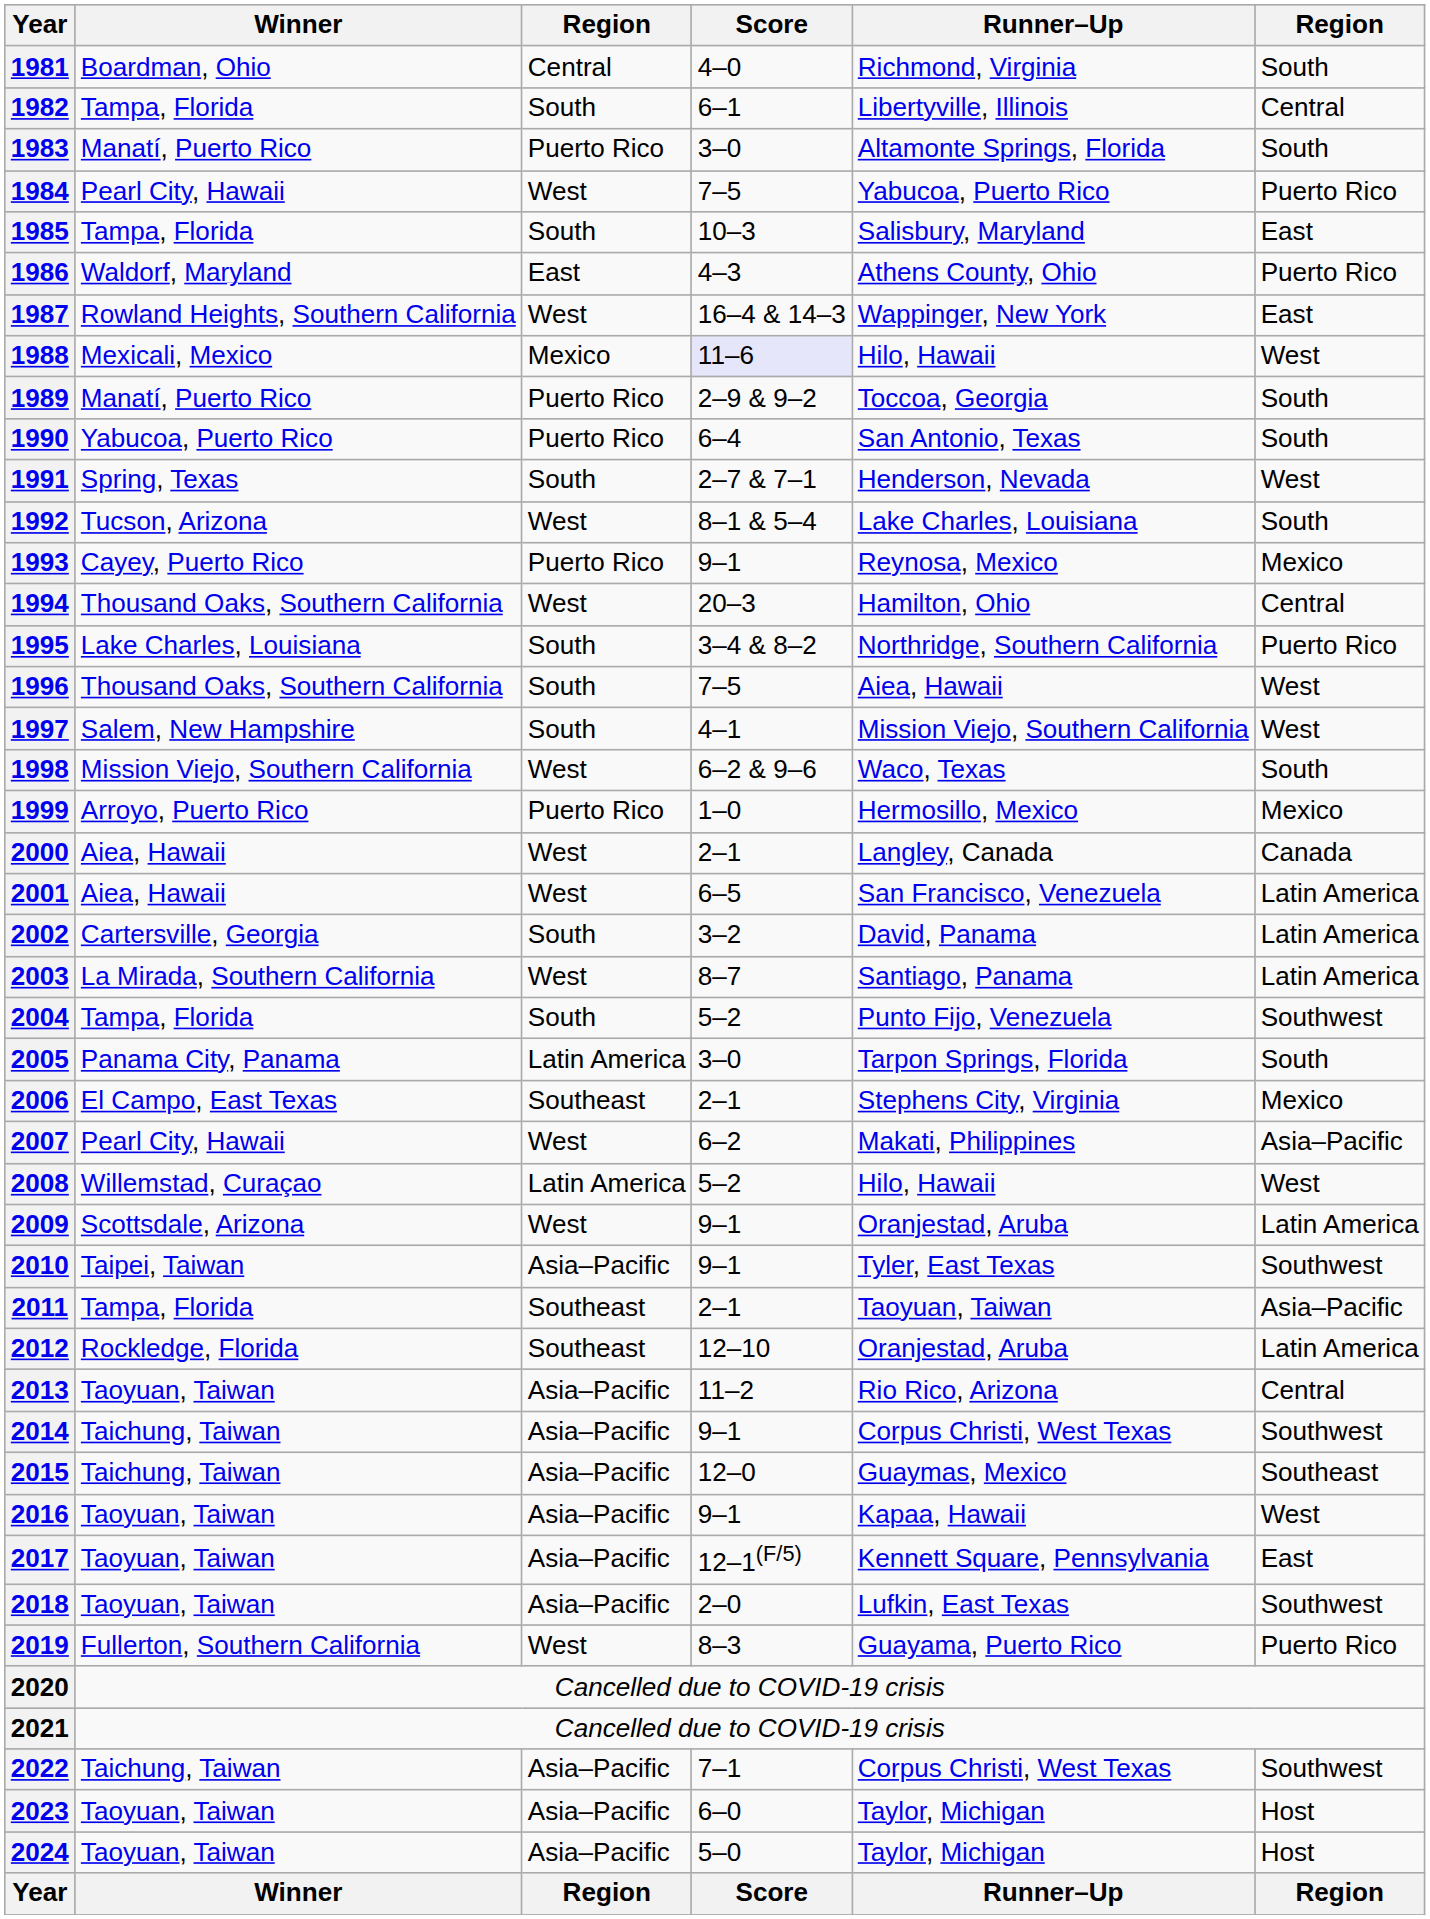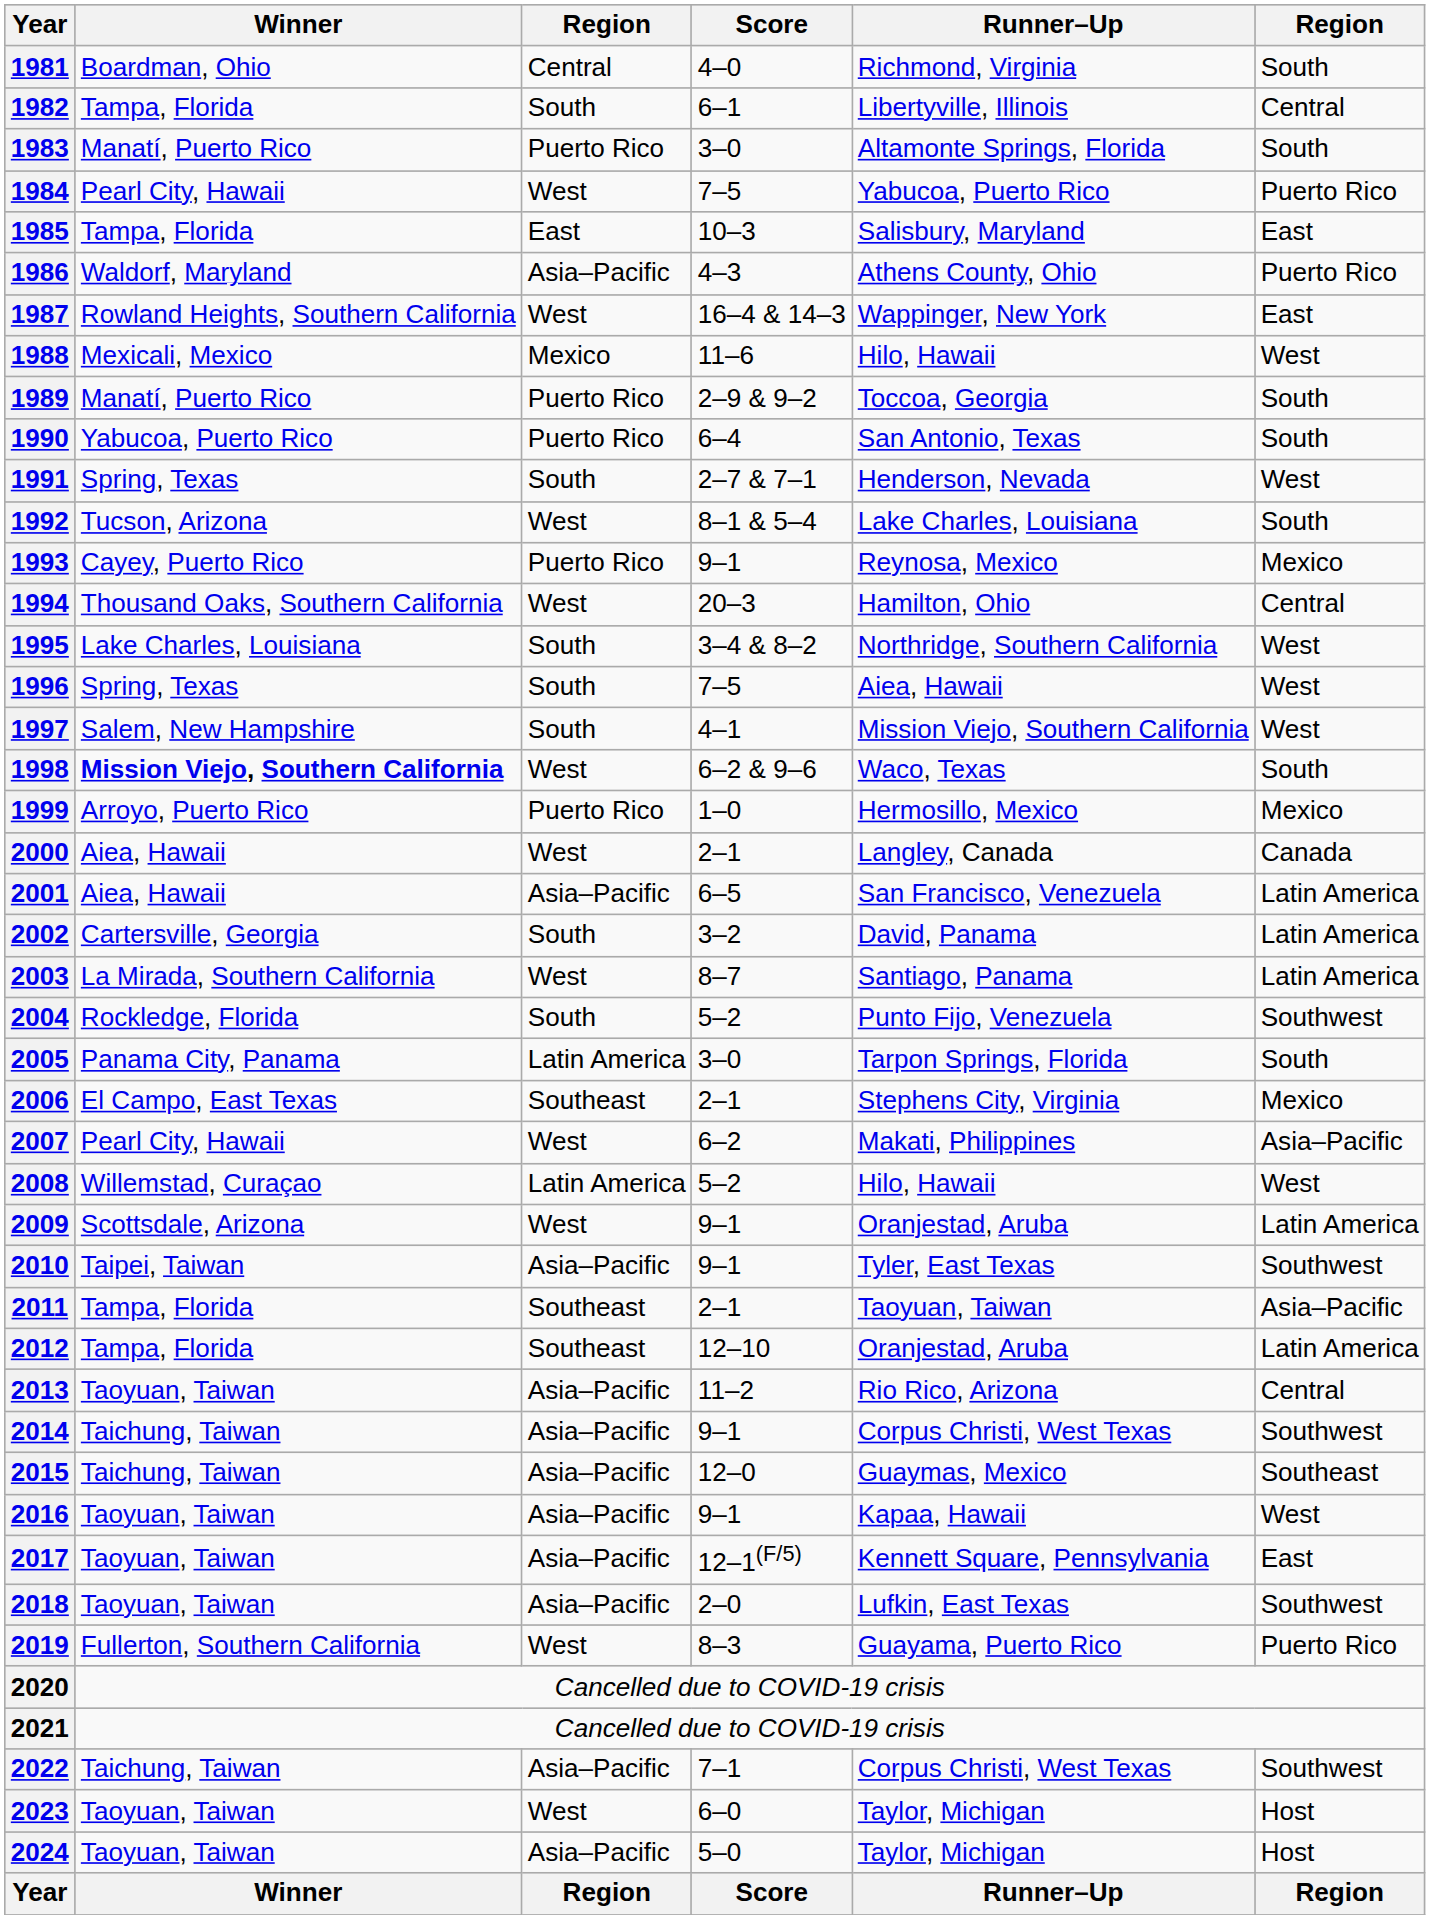(562, 231) South -> (554, 231) East
(554, 273) East -> (599, 273) Asia–Pacific
(726, 356) lavender background -> (726, 356) no background
(1329, 645) Puerto Rico -> (1290, 645) West
(292, 686) Thousand Oaks, Southern California -> (160, 686) Spring, Texas
(276, 769) normal -> (292, 769) bold
(557, 893) West -> (599, 893) Asia–Pacific
(167, 1017) Tampa, Florida -> (190, 1017) Rockledge, Florida
(190, 1348) Rockledge, Florida -> (167, 1348) Tampa, Florida
(599, 1810) Asia–Pacific -> (557, 1810) West
